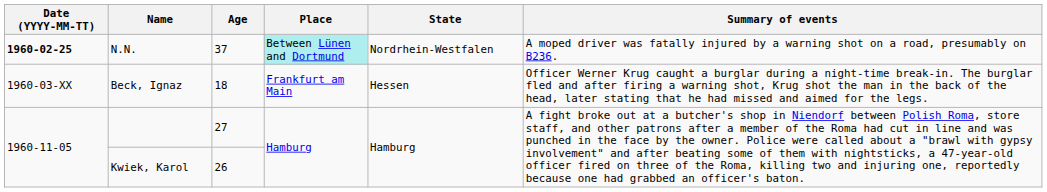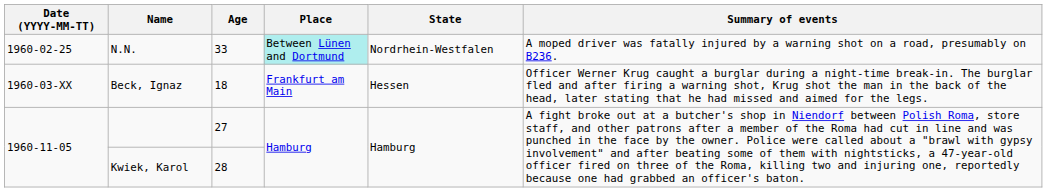(39, 49) bold -> (39, 49) normal
(221, 49) 37 -> (221, 49) 33
(221, 167) 26 -> (221, 167) 28
